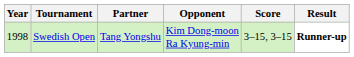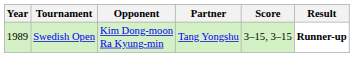columns swapped: (130, 13) <-> (202, 13)
(18, 37) 1998 -> (18, 37) 1989
